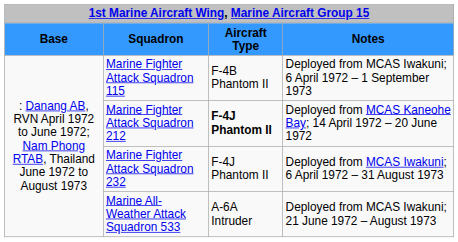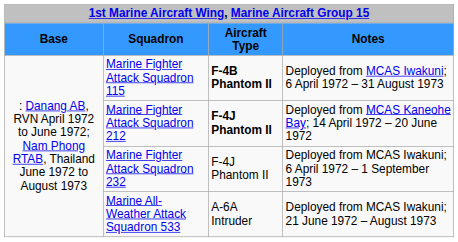(240, 78) normal -> (242, 78) bold
(366, 78) Deployed from MCAS Iwakuni; 6 April 1972 – 1 September 1973 -> (366, 78) Deployed from MCAS Iwakuni; 6 April 1972 – 31 August 1973
(366, 168) Deployed from MCAS Iwakuni; 6 April 1972 – 31 August 1973 -> (366, 168) Deployed from MCAS Iwakuni; 6 April 1972 – 1 September 1973
